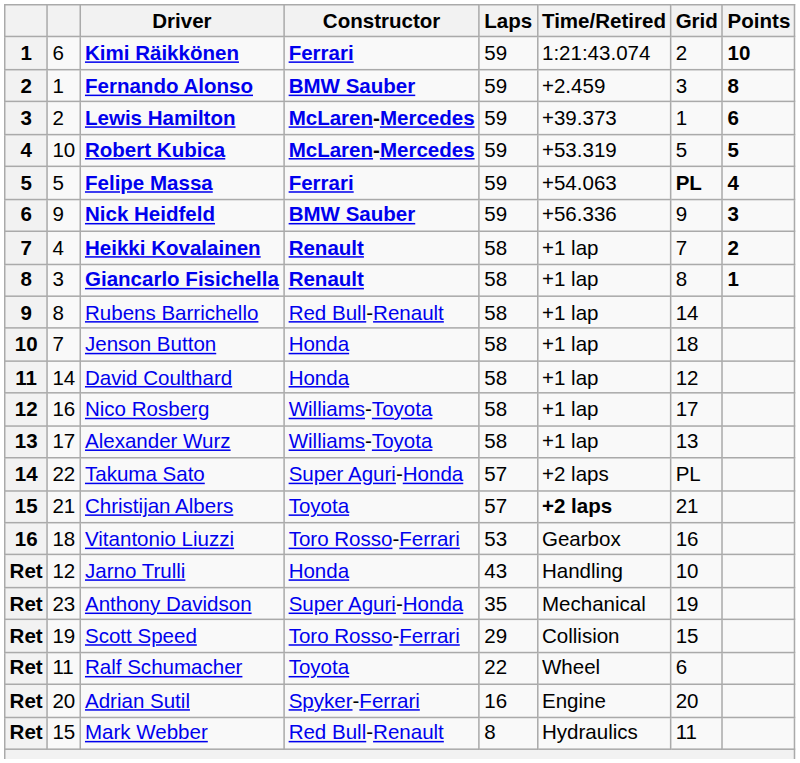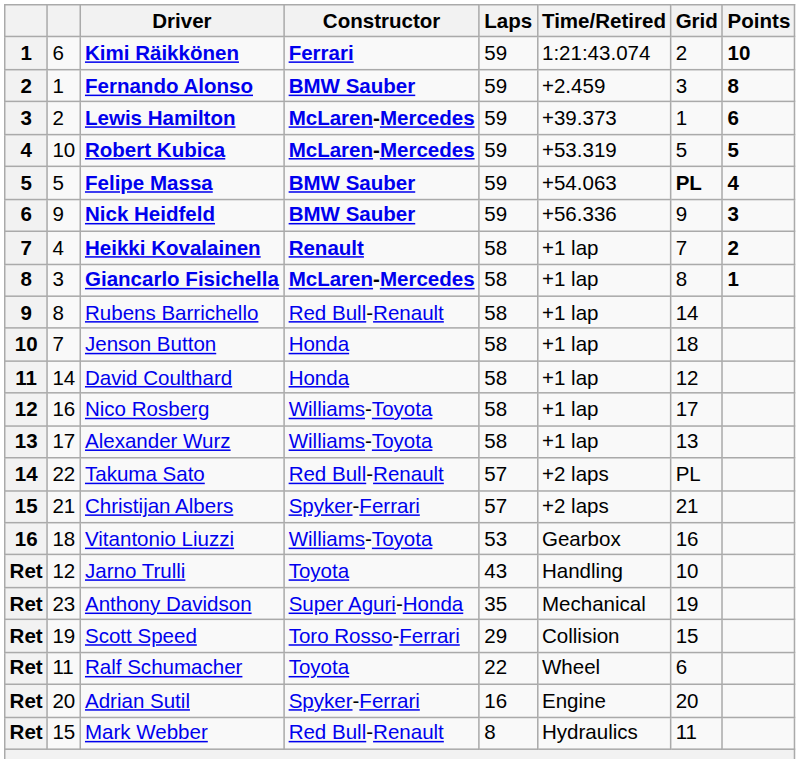(321, 182) Ferrari -> (352, 182) BMW Sauber
(326, 279) Renault -> (382, 279) McLaren-Mercedes
(376, 474) Super Aguri-Honda -> (366, 474) Red Bull-Renault
(319, 506) Toyota -> (354, 506) Spyker-Ferrari
(577, 506) bold -> (575, 506) normal
(374, 538) Toro Rosso-Ferrari -> (361, 538) Williams-Toyota
(319, 571) Honda -> (319, 571) Toyota
